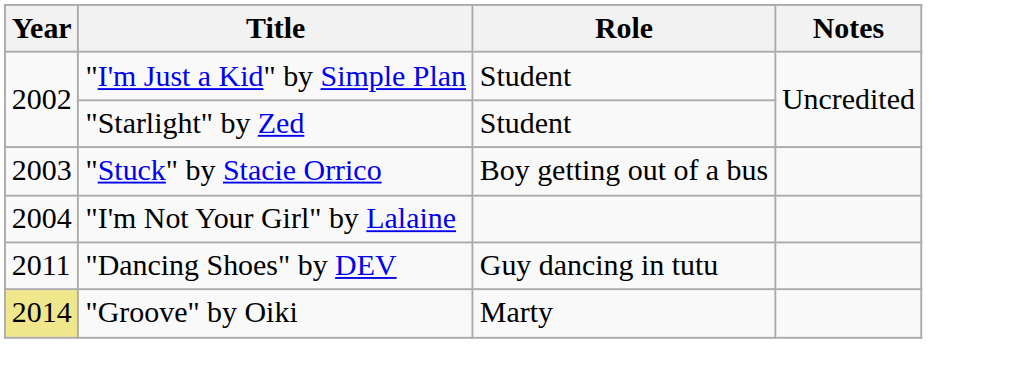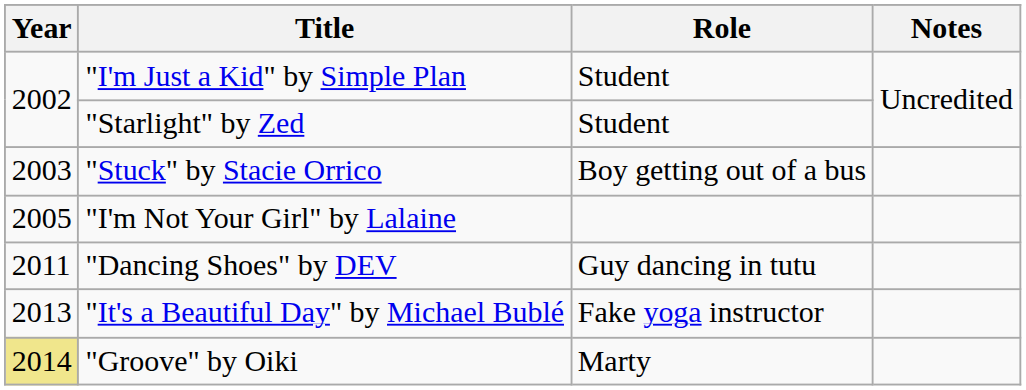(42, 218) 2004 -> (42, 218) 2005
+ row: (325, 312)
